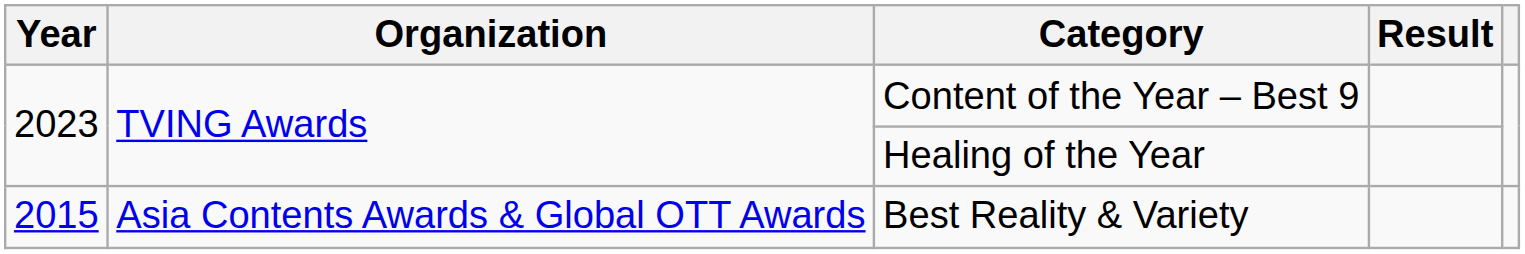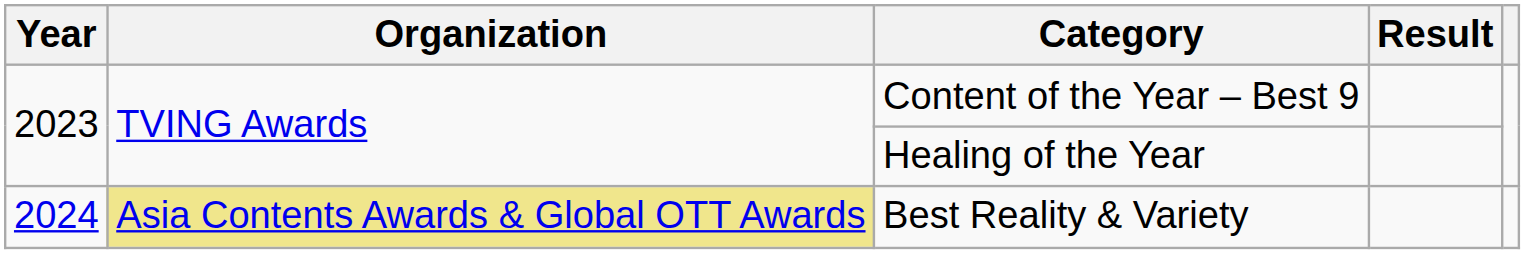(56, 215) 2015 -> (56, 215) 2024
(491, 215) no background -> (491, 215) khaki background
